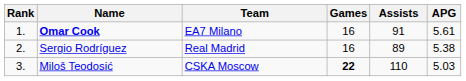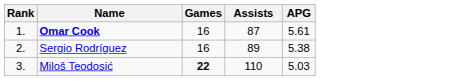- column: (255, 13)
(399, 31) 91 -> (253, 31) 87
